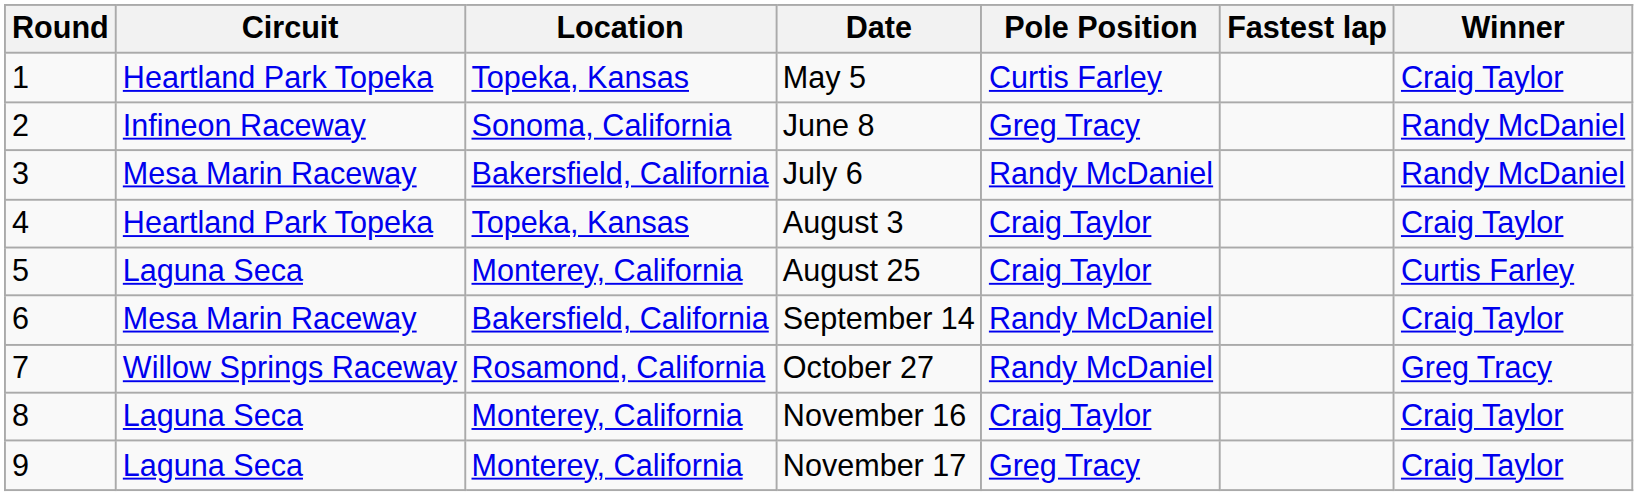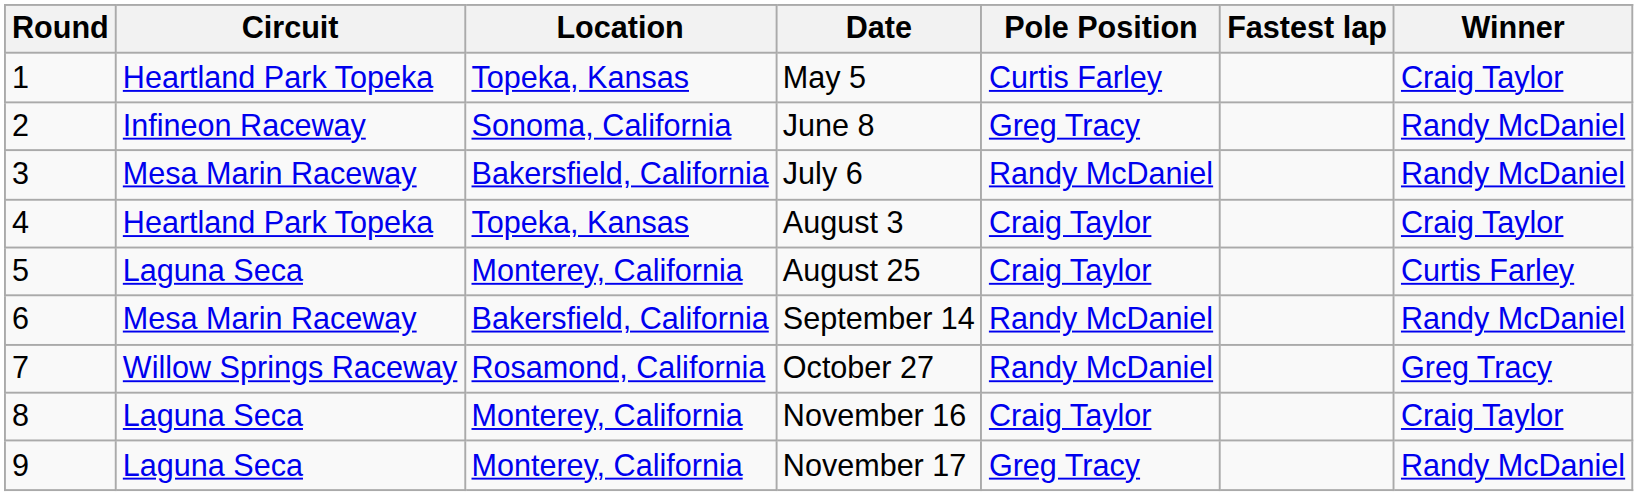(1482, 319) Craig Taylor -> (1513, 319) Randy McDaniel
(1482, 464) Craig Taylor -> (1513, 464) Randy McDaniel
